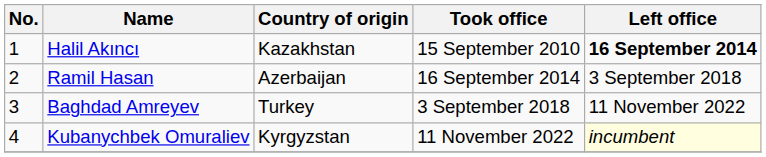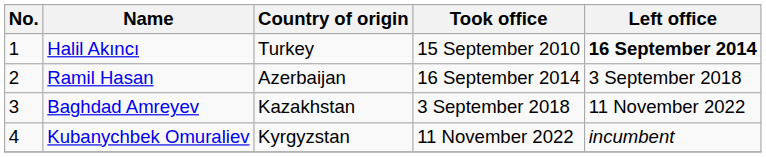(307, 48) Kazakhstan -> (286, 48) Turkey
(286, 107) Turkey -> (307, 107) Kazakhstan
(632, 136) lightyellow background -> (632, 136) no background
